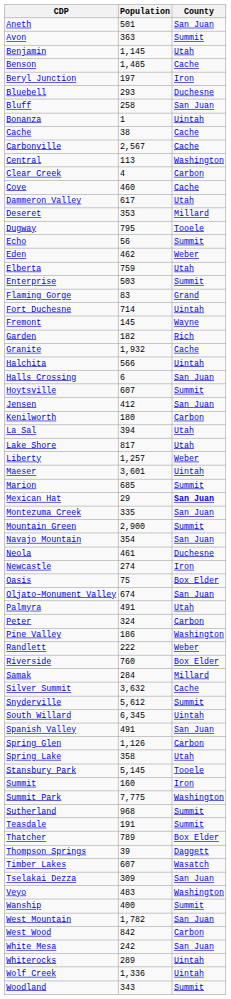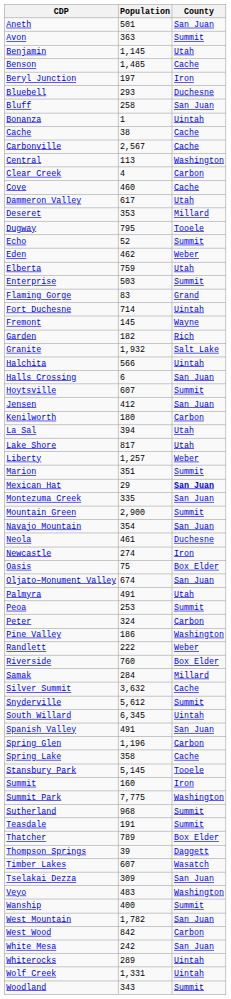(125, 242) 56 -> (125, 242) 52
(186, 350) Cache -> (196, 350) Salt Lake
- row: (21, 472)
(128, 486) 685 -> (128, 472) 351
+ row: (16, 608)
(133, 743) 1,126 -> (133, 743) 1,196
(184, 757) Utah -> (186, 757) Cache
(133, 974) 1,336 -> (133, 974) 1,331
